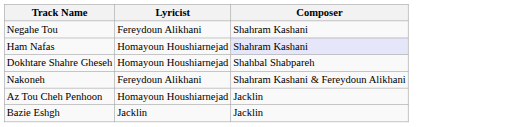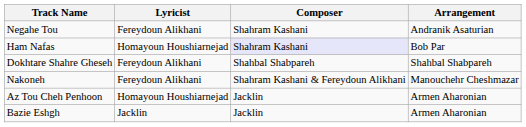+ column: (465, 12)
(173, 63) Homayoun Houshiarnejad -> (159, 63) Fereydoun Alikhani
